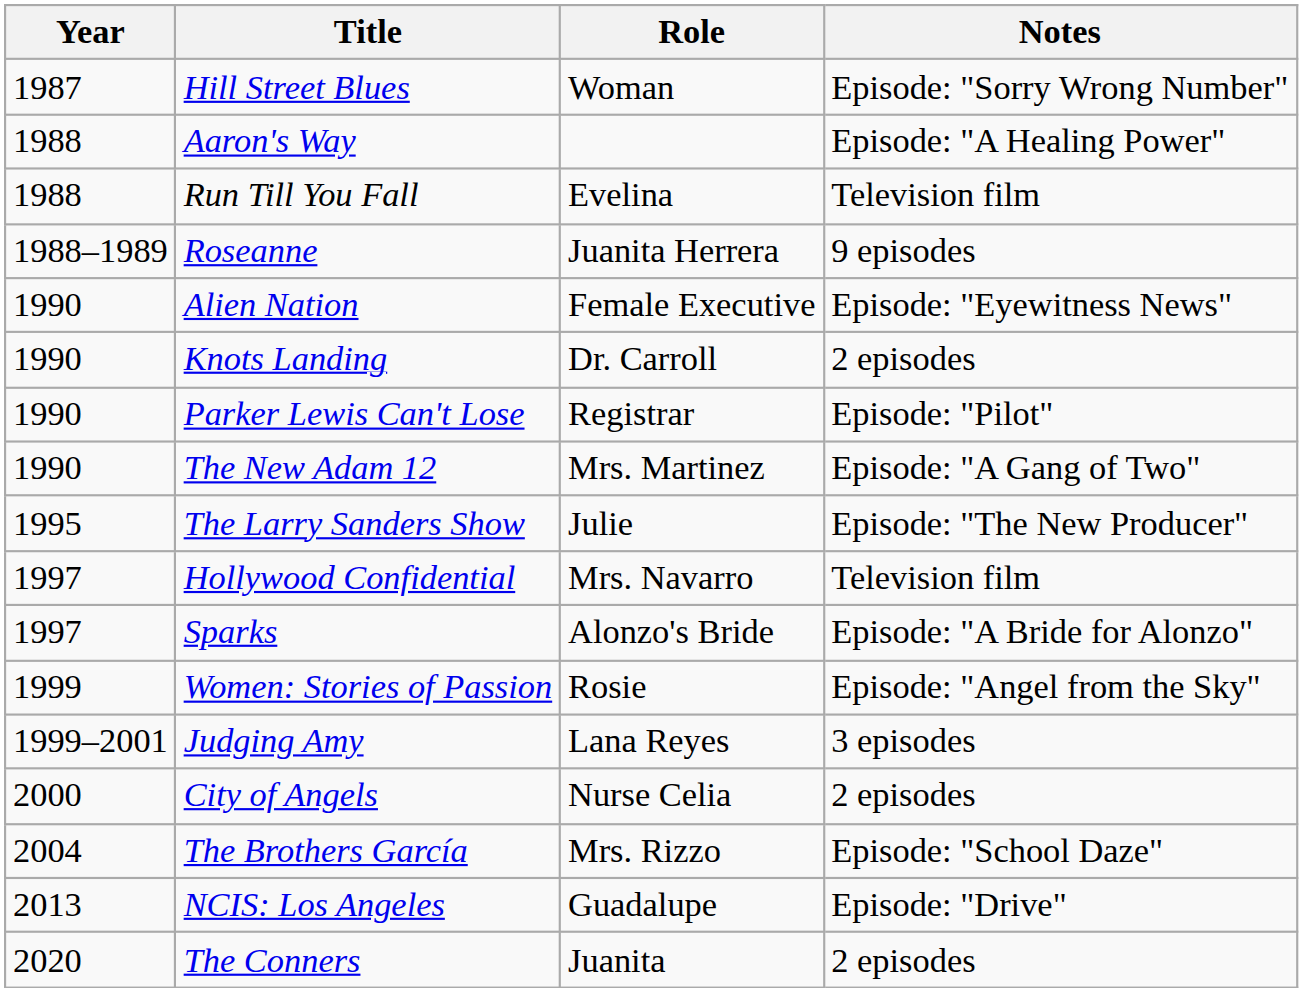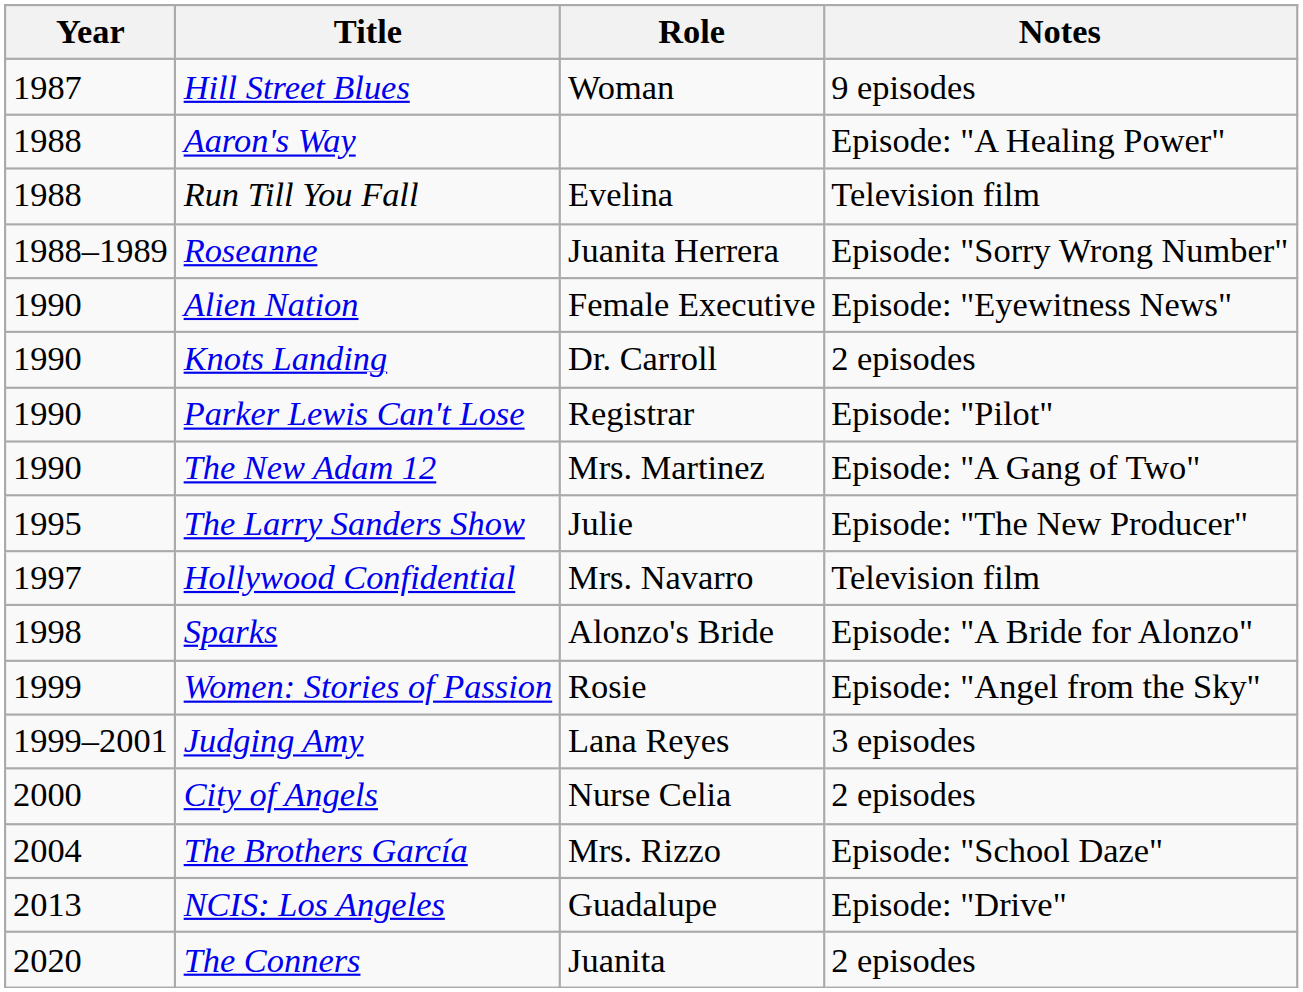(1060, 86) Episode: "Sorry Wrong Number" -> (903, 86) 9 episodes
(903, 250) 9 episodes -> (1060, 250) Episode: "Sorry Wrong Number"
(47, 631) 1997 -> (47, 631) 1998
